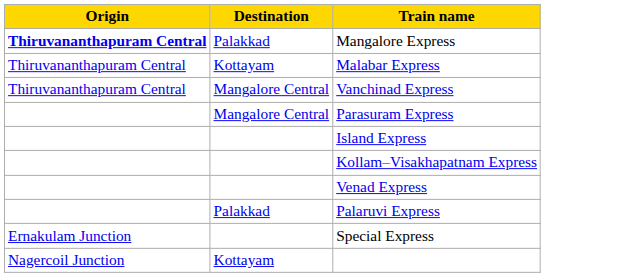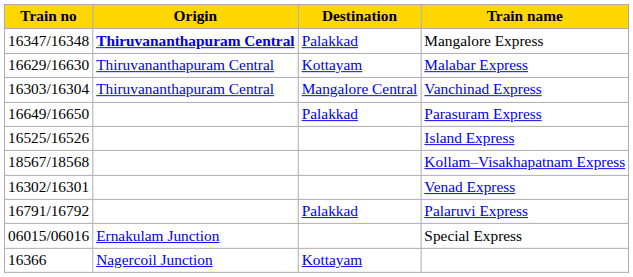+ column: (49, 16)
(271, 114) Mangalore Central -> (330, 114) Palakkad
